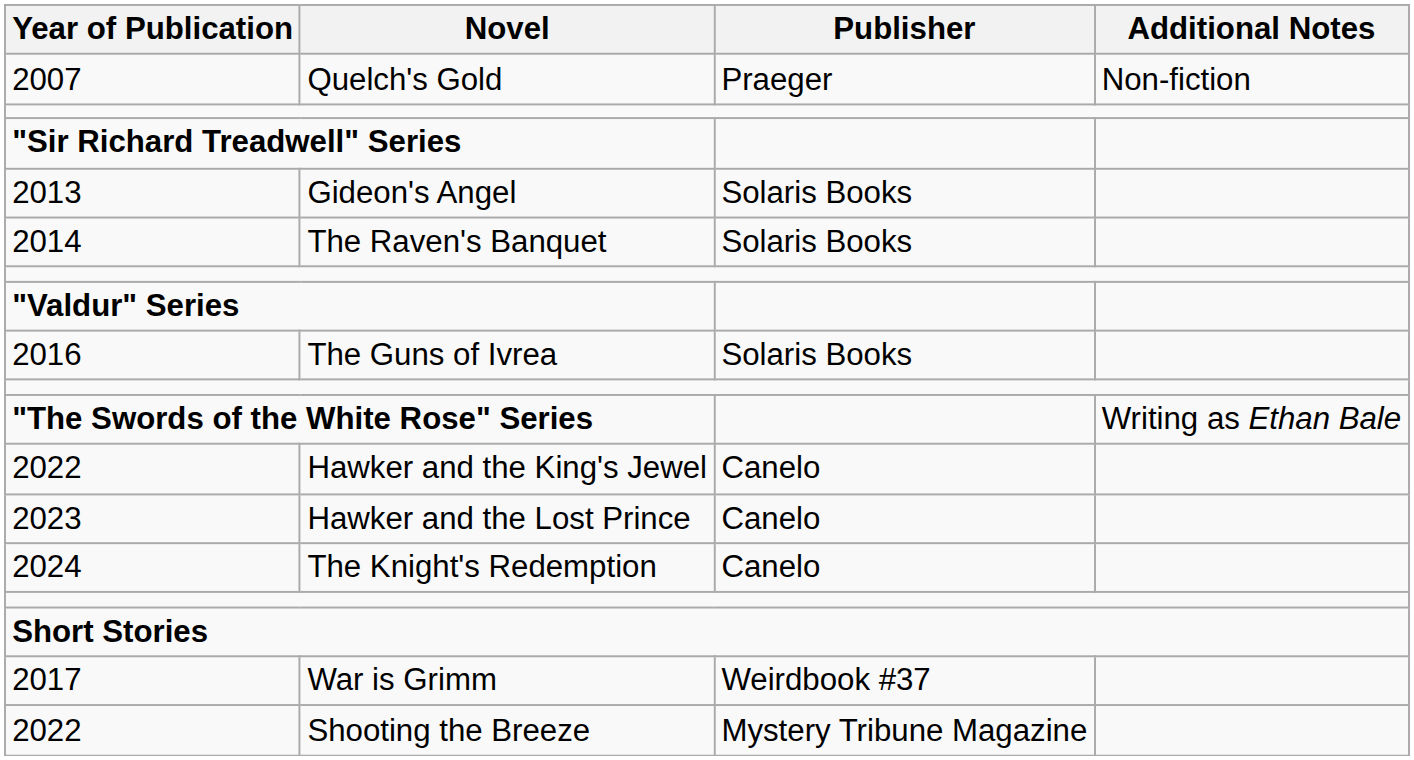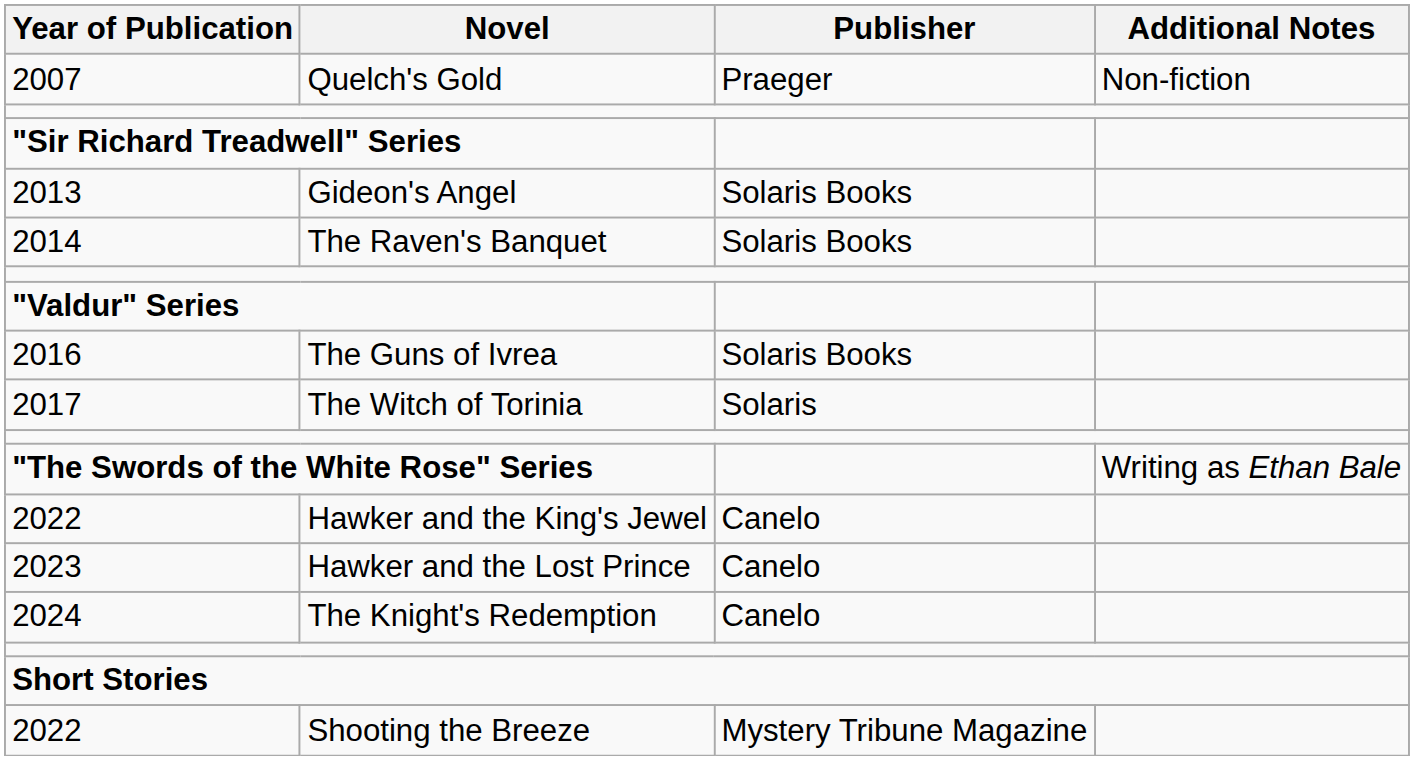+ row: (47, 404)
- row: (47, 680)
